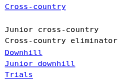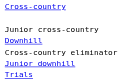rows swapped: (61, 40) <-> (24, 52)
